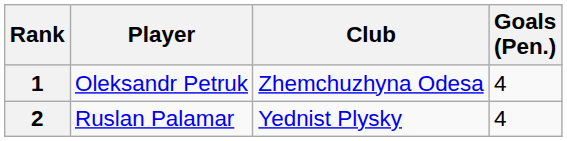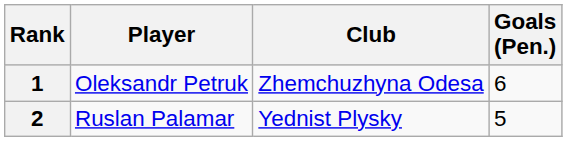(500, 82) 4 -> (500, 82) 6
(500, 118) 4 -> (500, 118) 5
